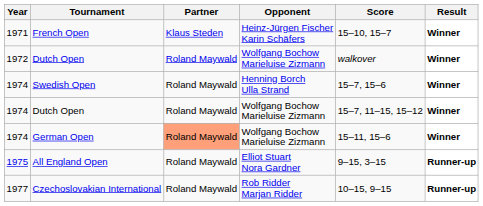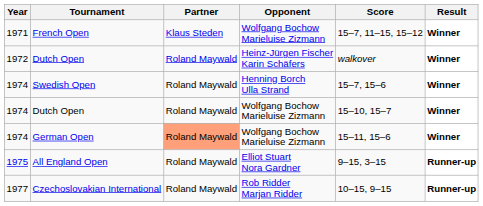(287, 33) Heinz-Jürgen Fischer Karin Schäfers -> (283, 33) Wolfgang Bochow Marieluise Zizmann
(365, 33) 15–10, 15–7 -> (380, 33) 15–7, 11–15, 15–12
(283, 59) Wolfgang Bochow Marieluise Zizmann -> (287, 59) Heinz-Jürgen Fischer Karin Schäfers
(380, 111) 15–7, 11–15, 15–12 -> (365, 111) 15–10, 15–7
